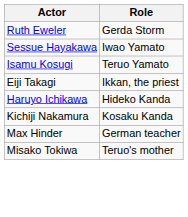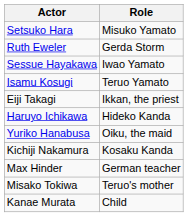+ row: (40, 30)
+ row: (48, 133)
+ row: (41, 202)
